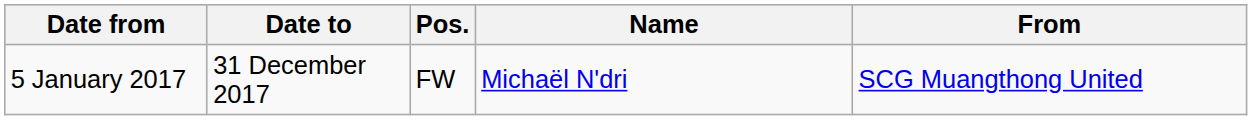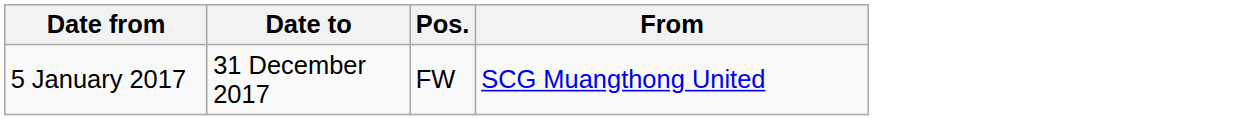- column: (664, 24)
